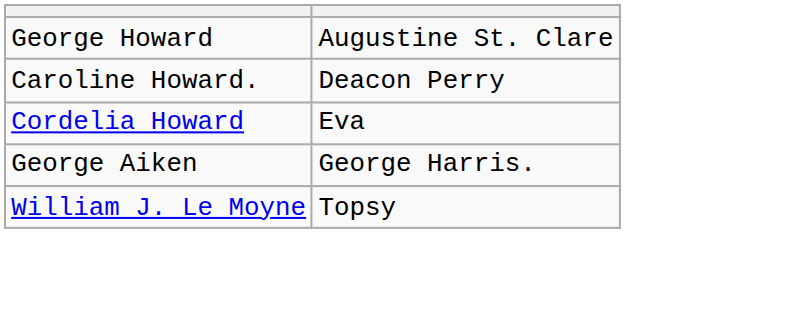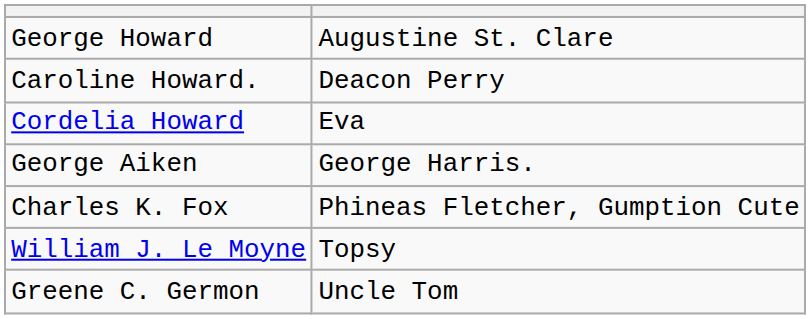+ row: (120, 207)
+ row: (135, 291)
